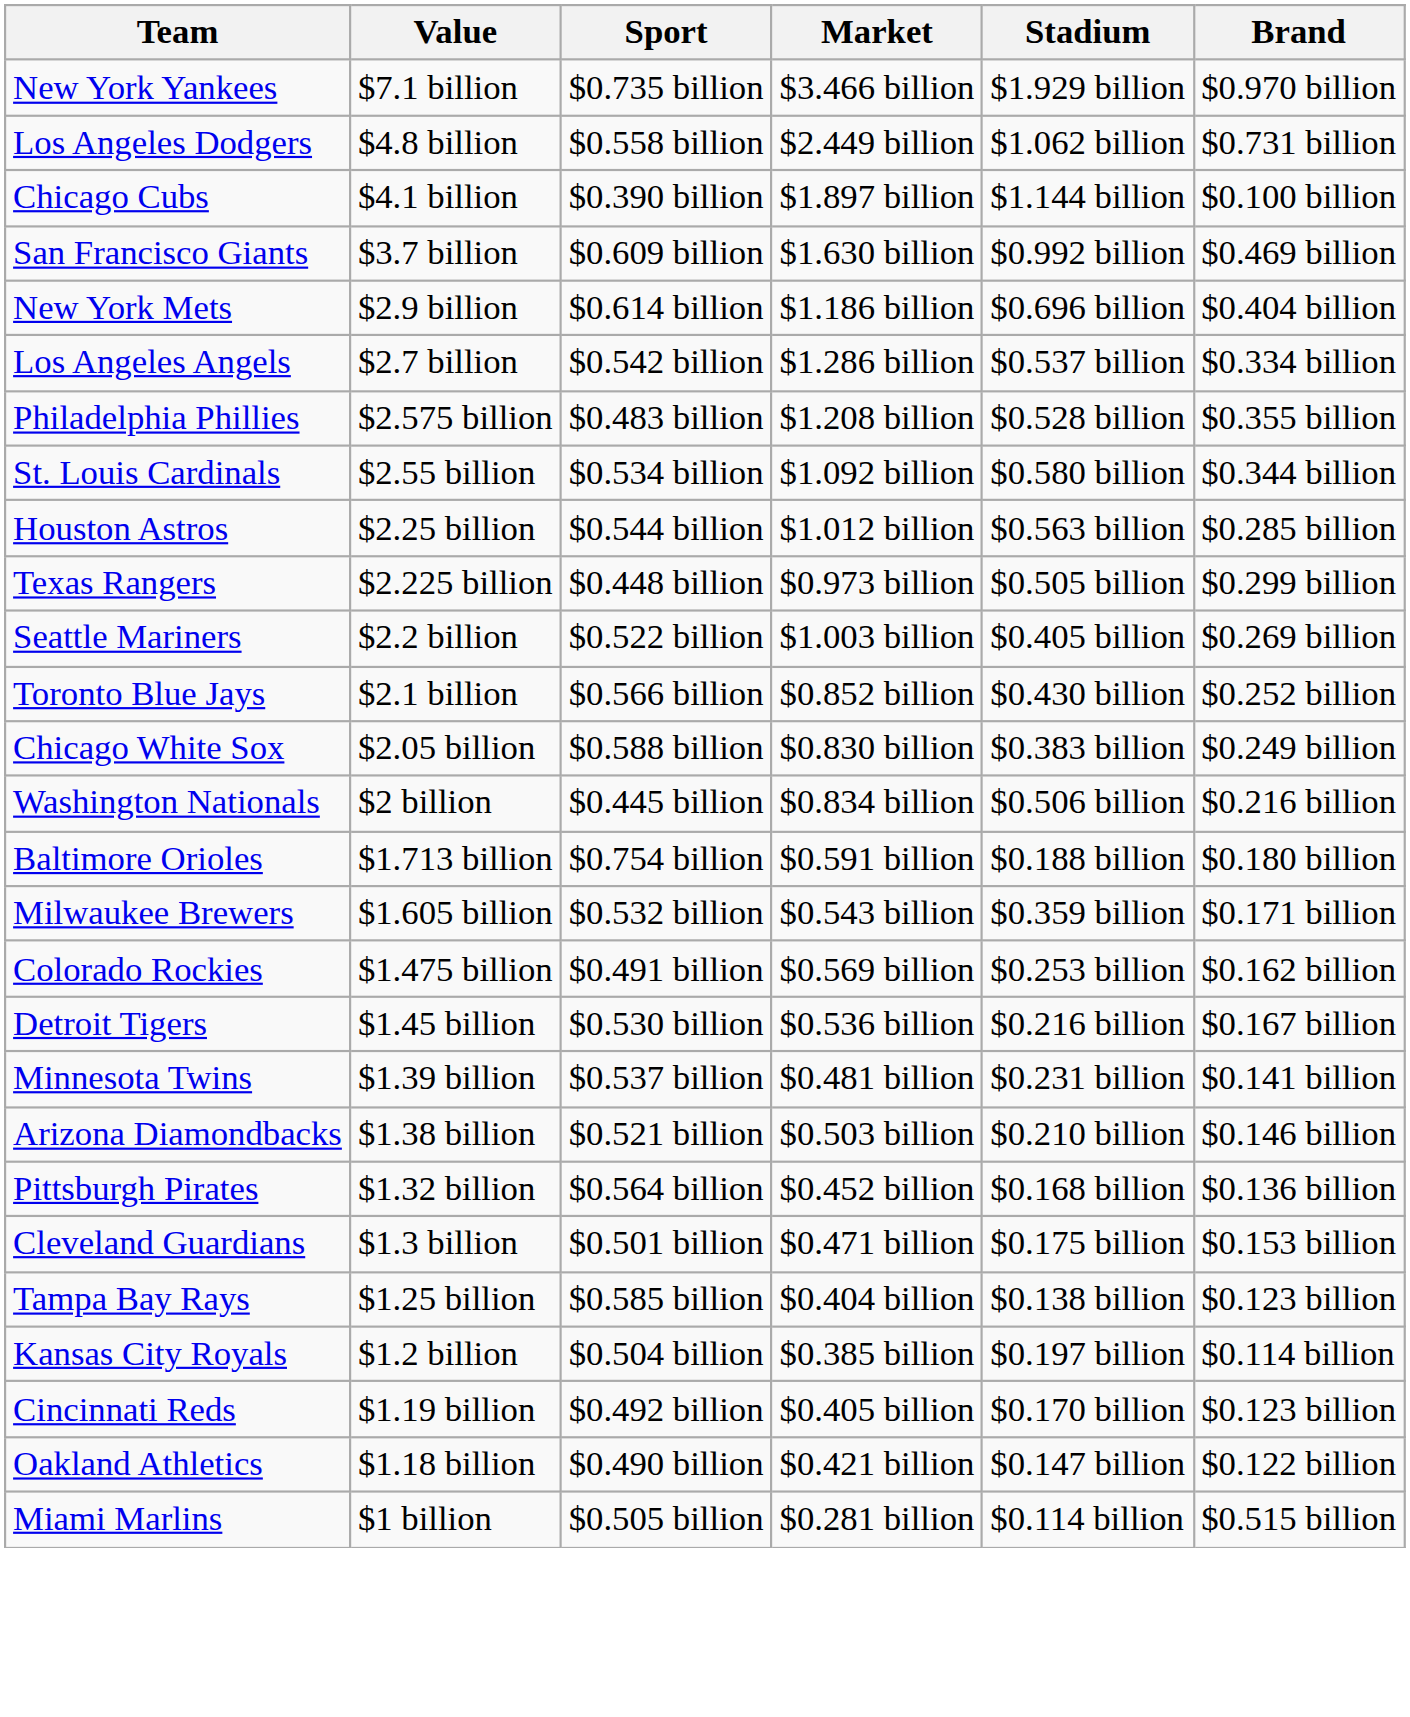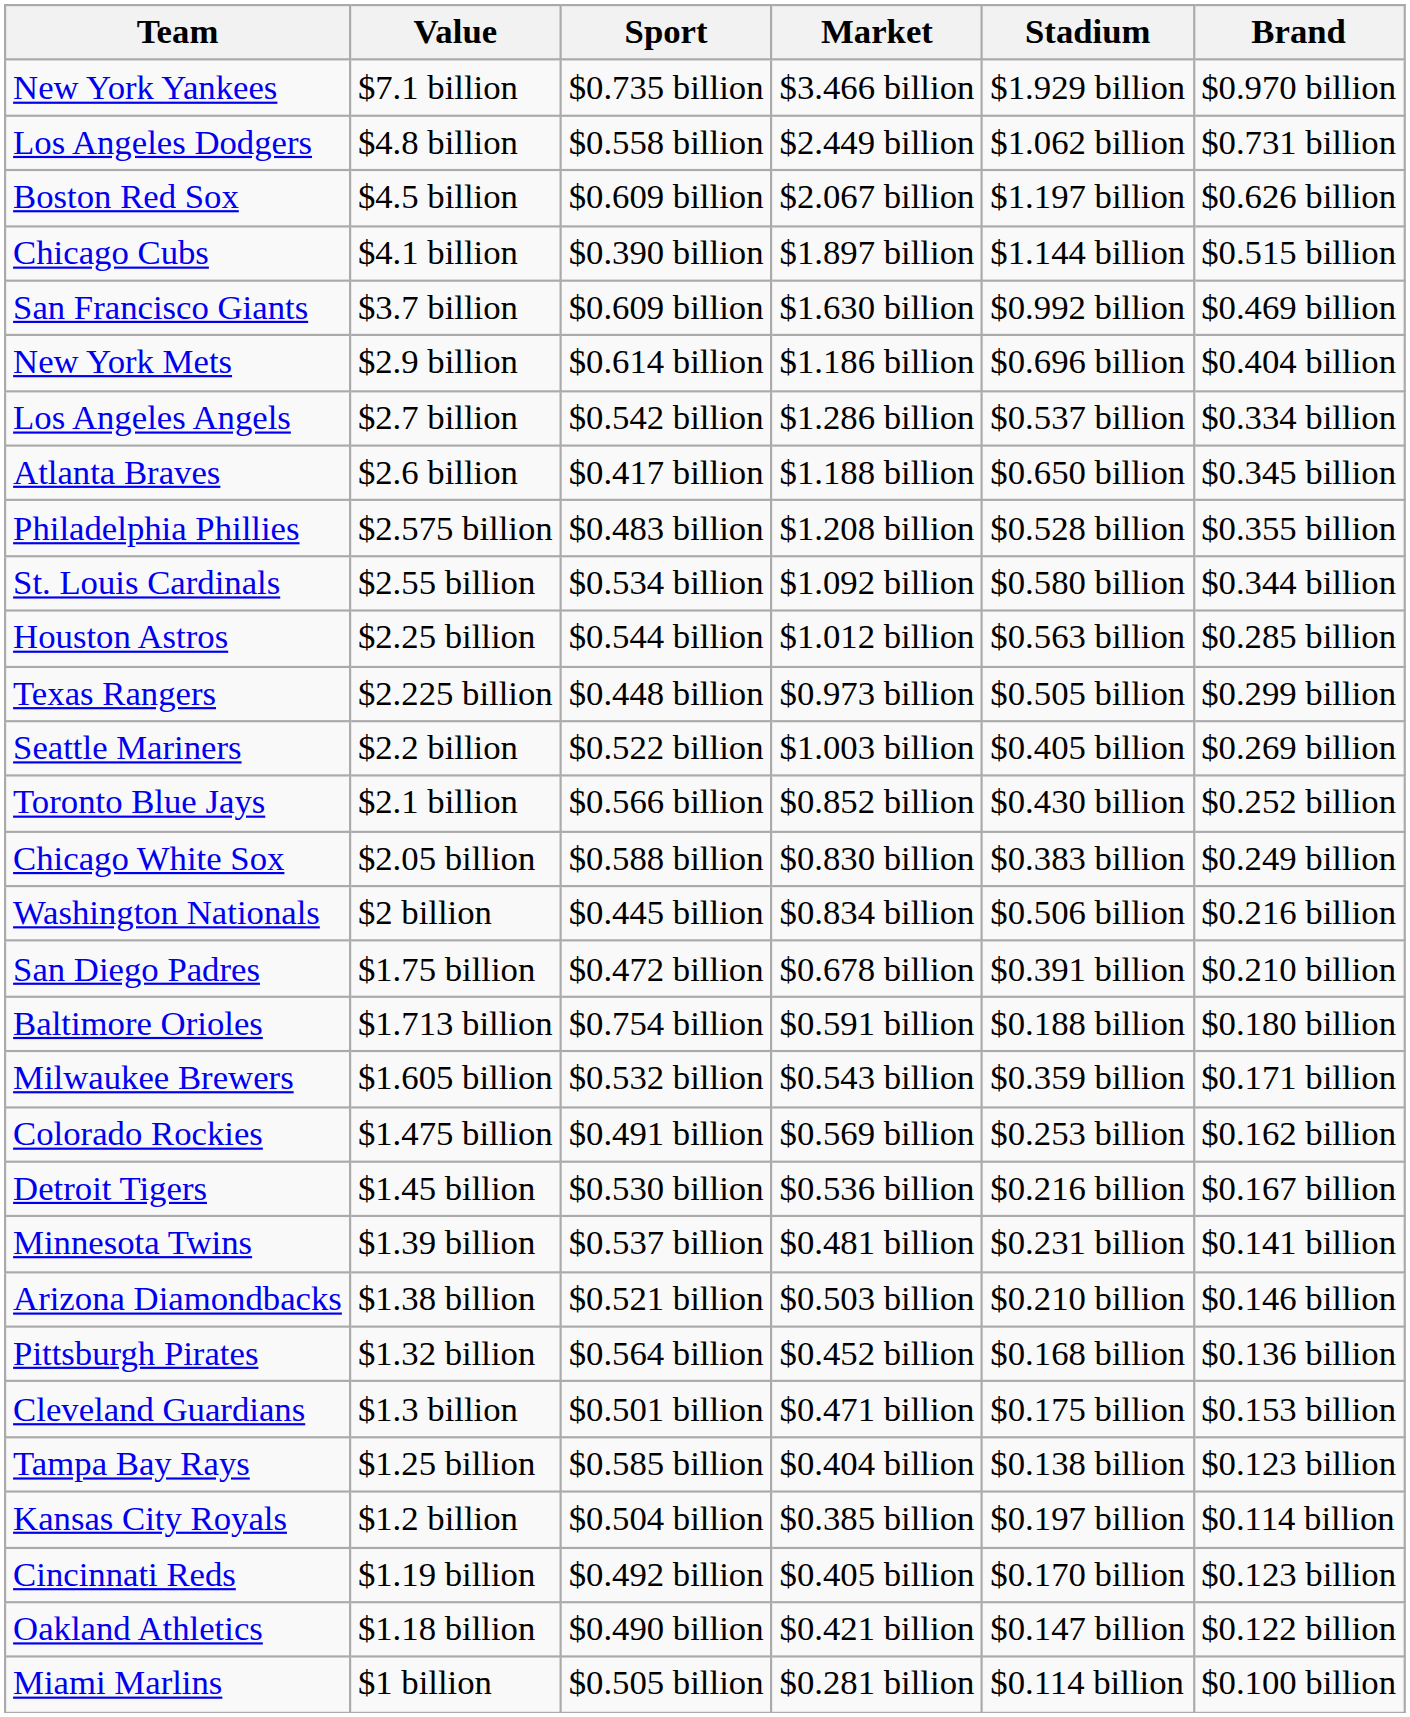+ row: (126, 197)
(1299, 197) $0.100 billion -> (1299, 252) $0.515 billion
+ row: (117, 472)
+ row: (137, 968)
(1299, 1518) $0.515 billion -> (1299, 1683) $0.100 billion
